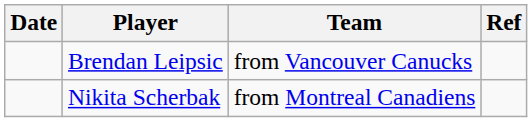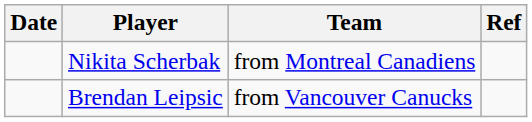rows swapped: (144, 97) <-> (145, 60)
